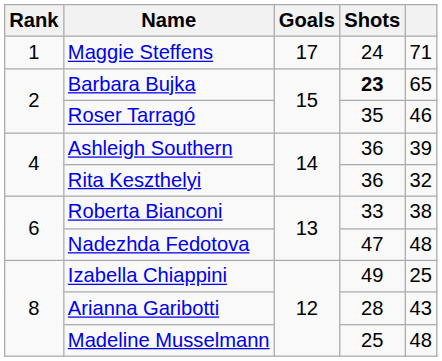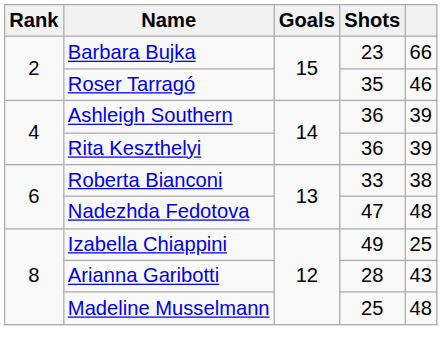- row: (141, 52)
(372, 84) bold -> (372, 52) normal
(421, 84) 65 -> (421, 52) 66
(421, 180) 32 -> (421, 148) 39
